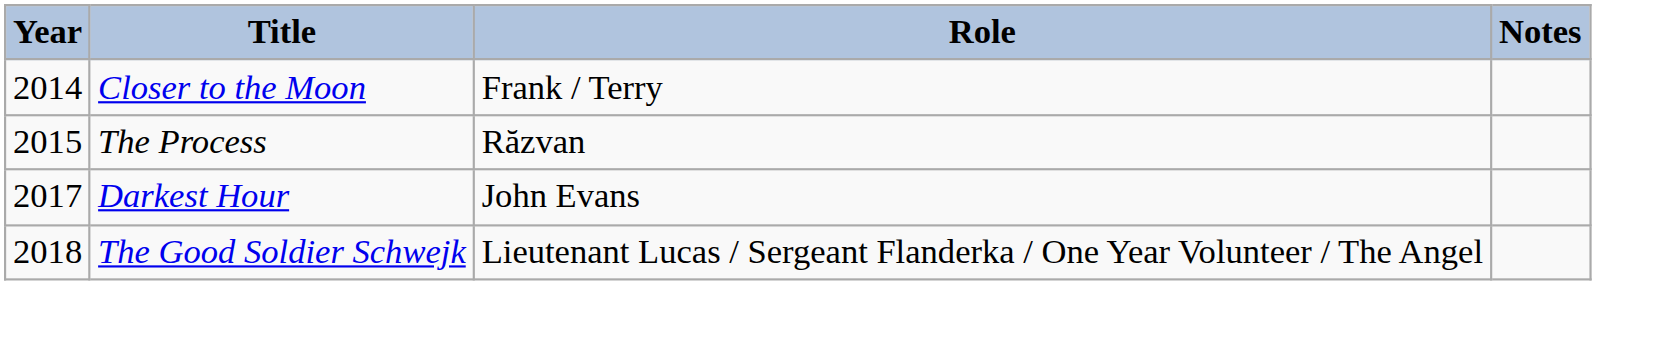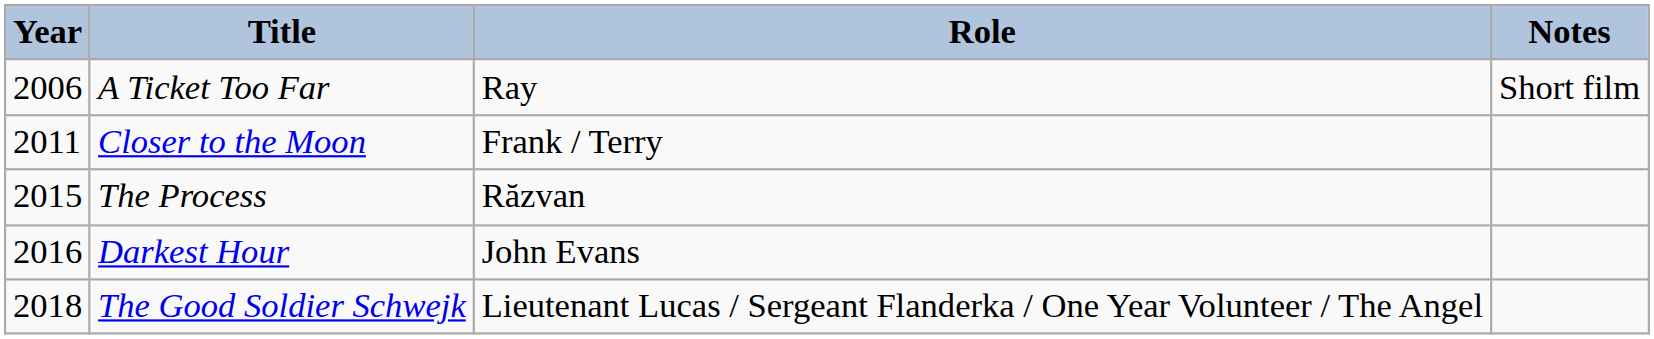+ row: (214, 86)
(48, 86) 2014 -> (47, 141) 2011
(48, 196) 2017 -> (48, 251) 2016
